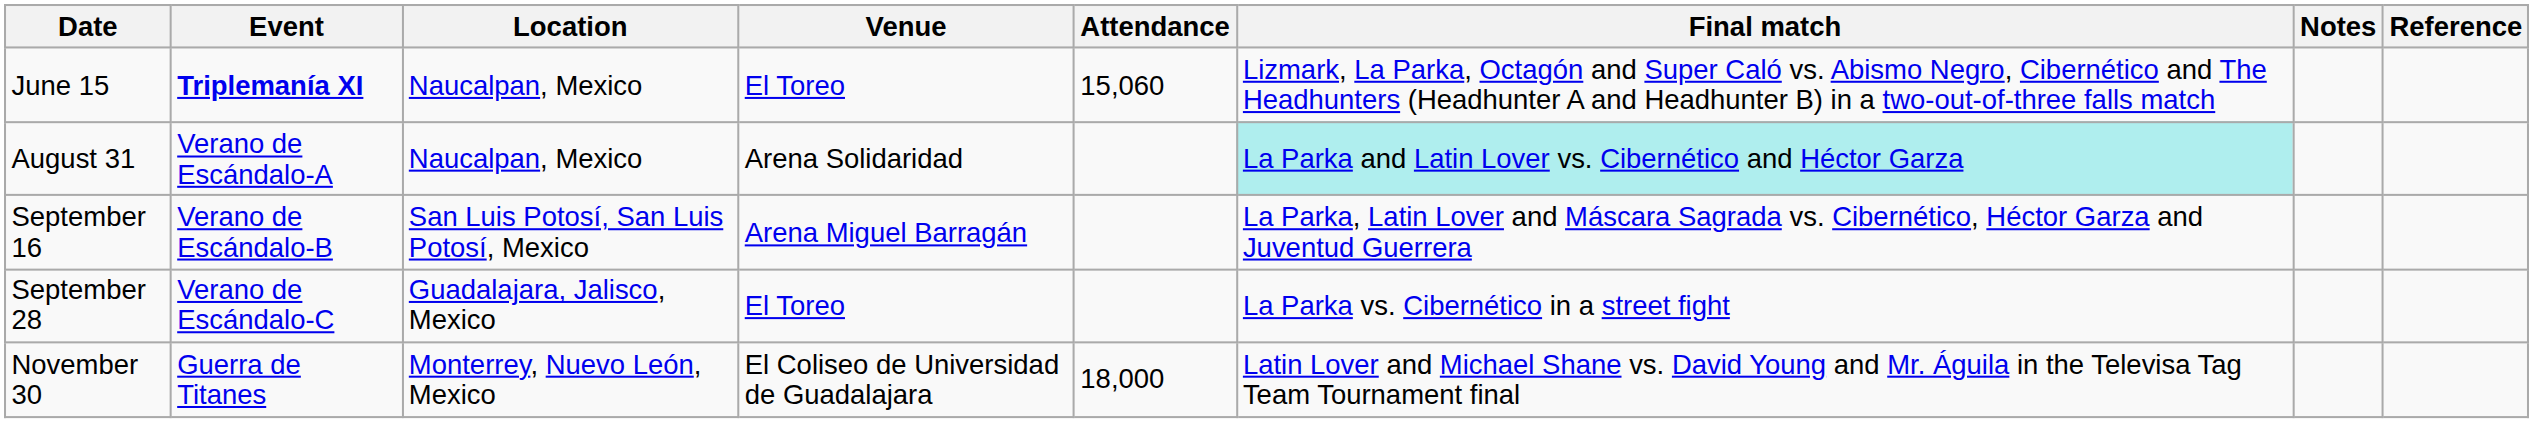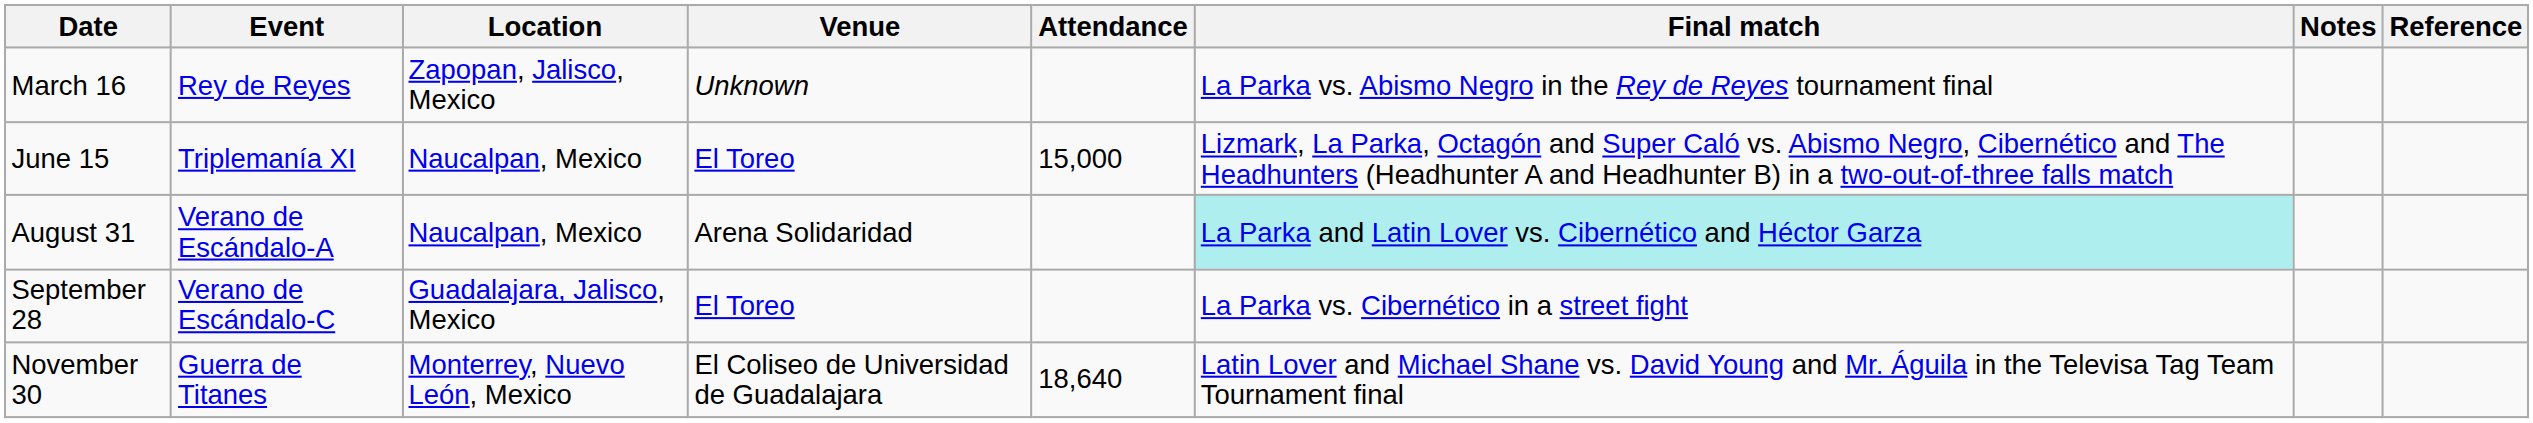+ row: (69, 85)
(270, 85) bold -> (267, 158) normal
(1122, 85) 15,060 -> (1080, 158) 15,000
- row: (79, 232)
(1122, 379) 18,000 -> (1080, 379) 18,640
